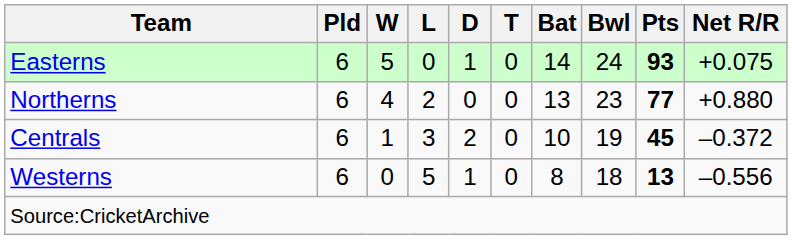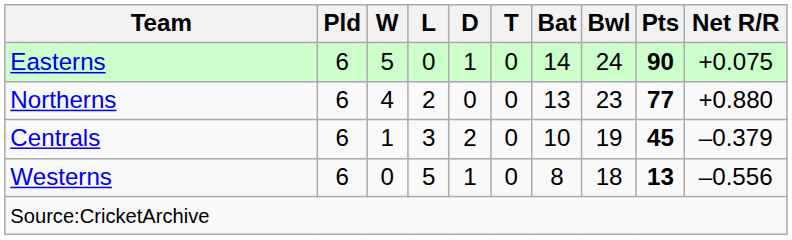(660, 61) 93 -> (660, 61) 90
(736, 138) –0.372 -> (736, 138) –0.379
